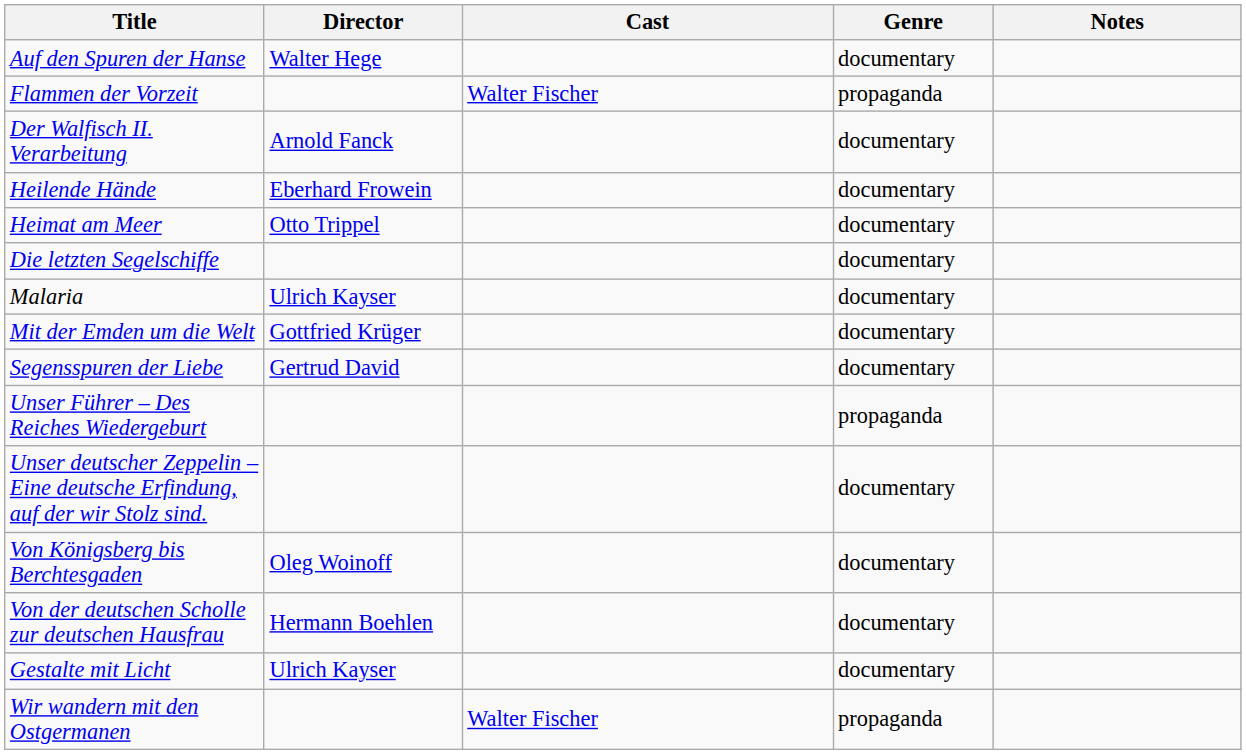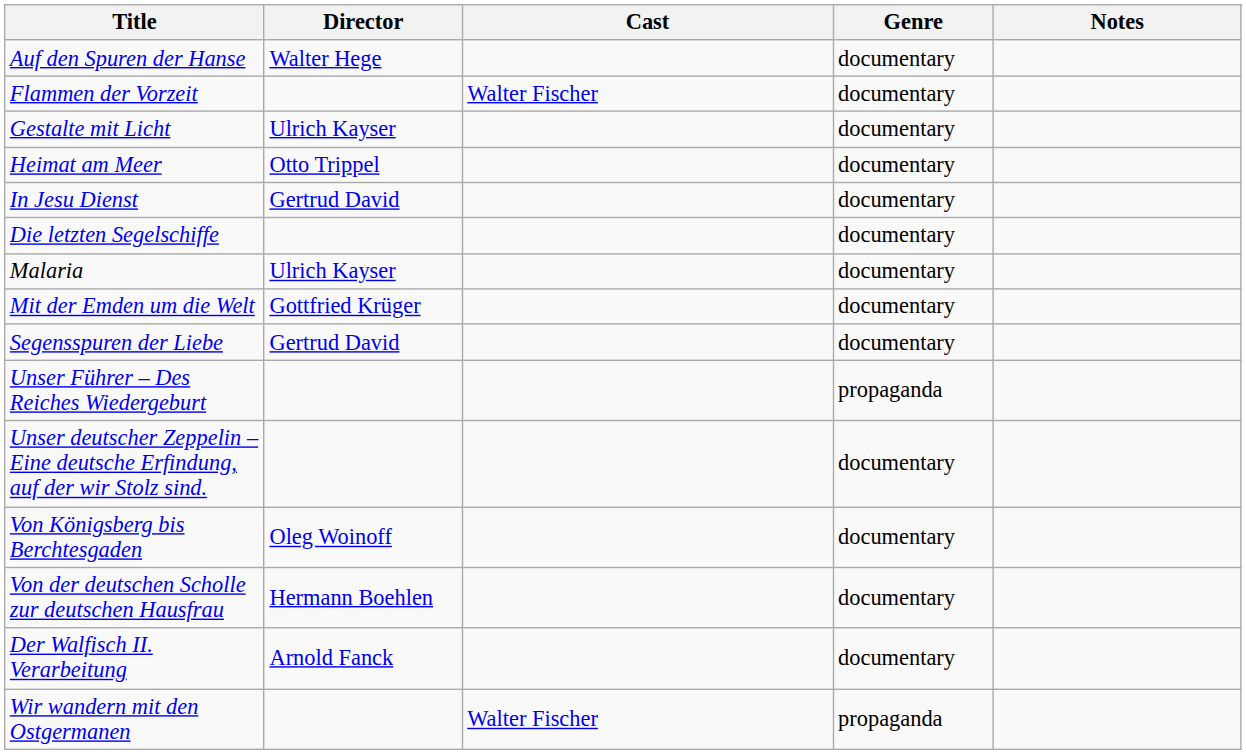(890, 93) propaganda -> (897, 93) documentary
rows swapped: (90, 670) <-> (81, 141)
- row: (83, 189)
+ row: (74, 199)
